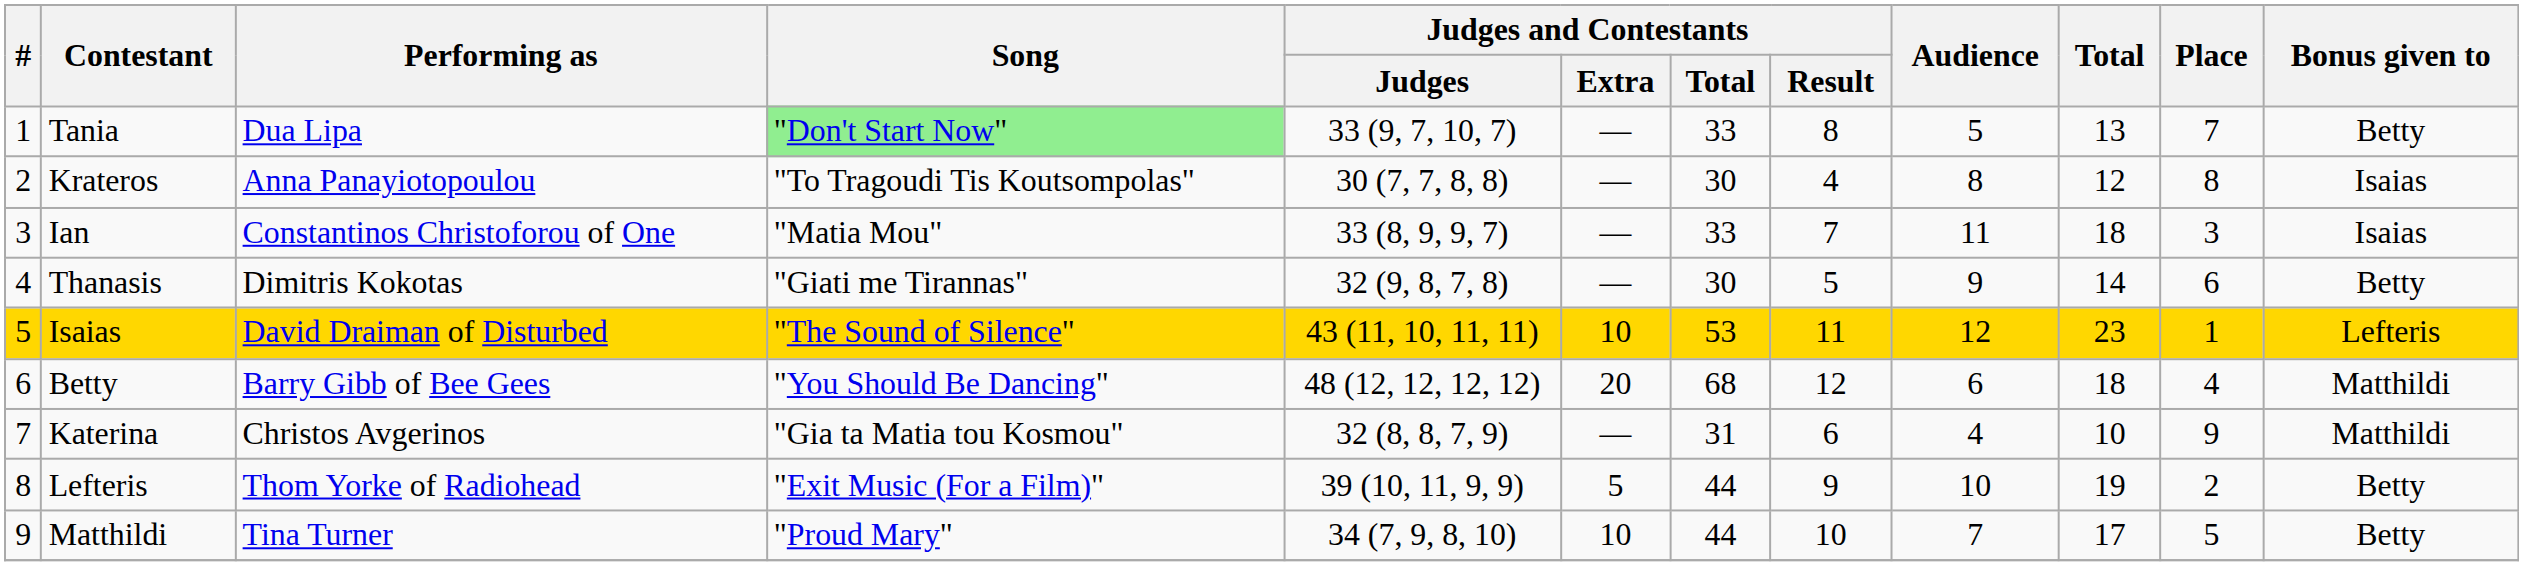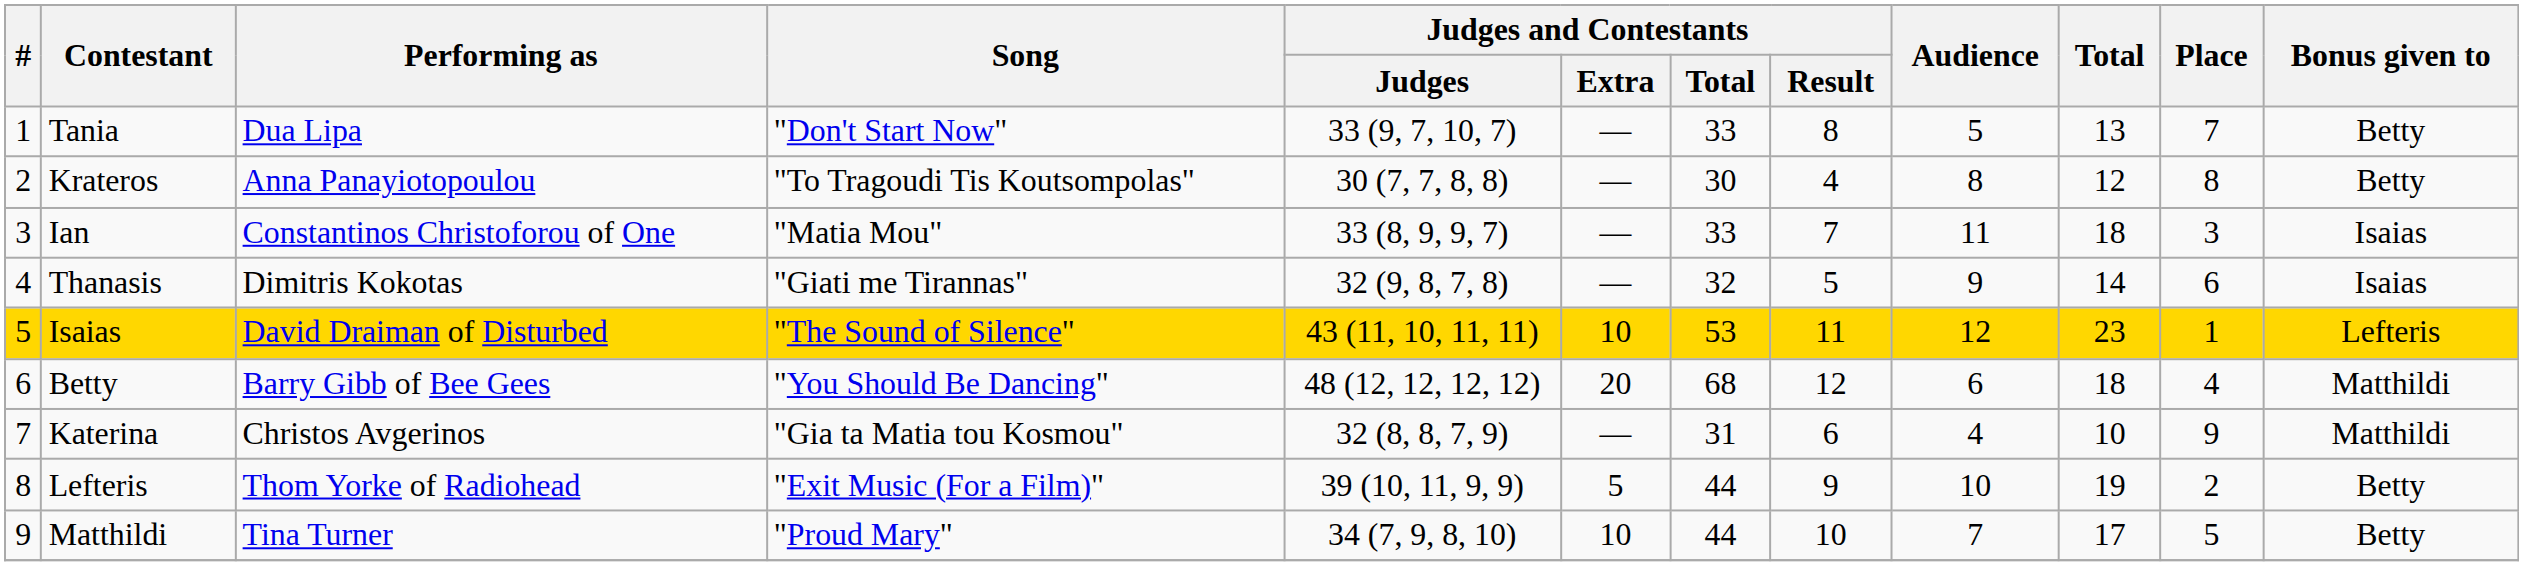(891, 130) lightgreen background -> (891, 130) no background
(2391, 181) Isaias -> (2391, 181) Betty
(1720, 282) 30 -> (1720, 282) 32
(2391, 282) Betty -> (2391, 282) Isaias
